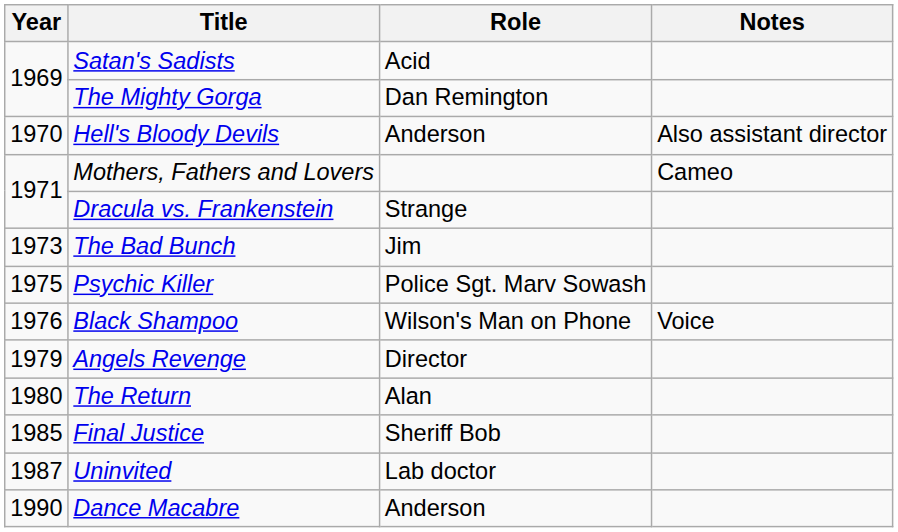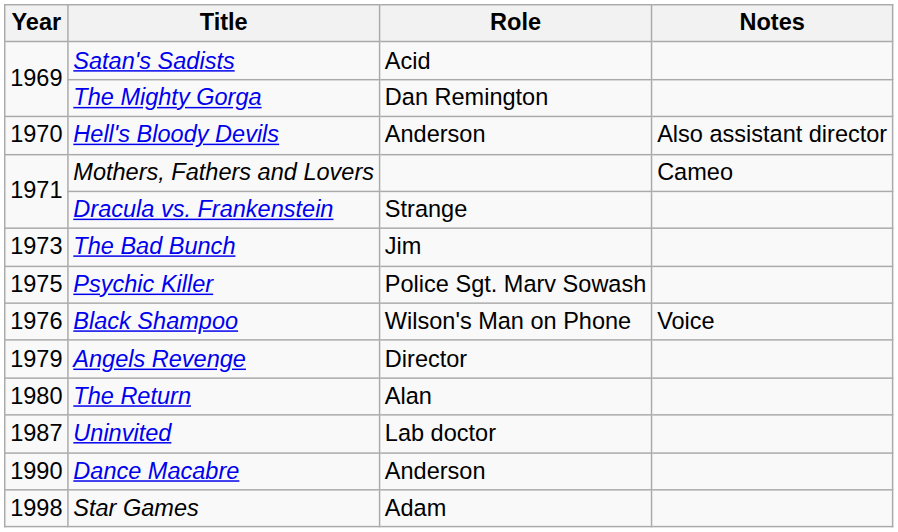- row: (139, 433)
+ row: (136, 508)
